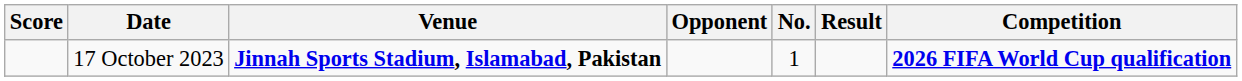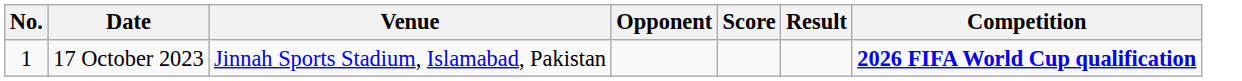columns swapped: (794, 22) <-> (36, 22)
(448, 57) bold -> (410, 57) normal
